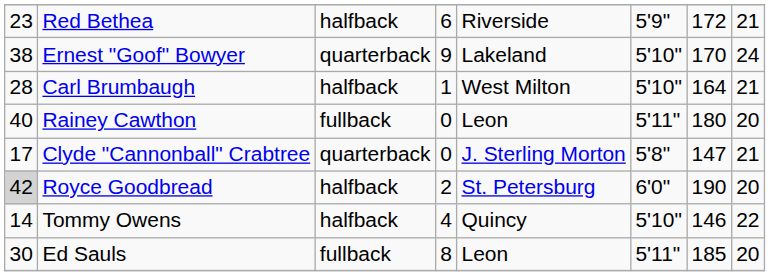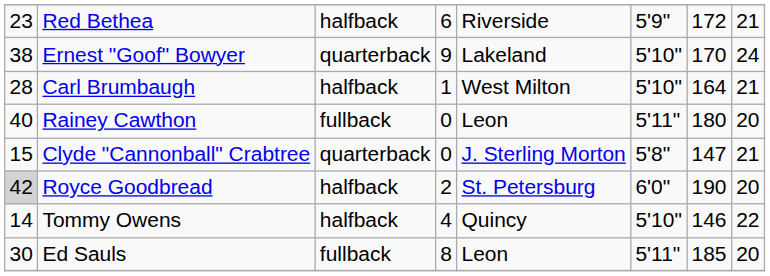(21, 154) 17 -> (21, 154) 15
